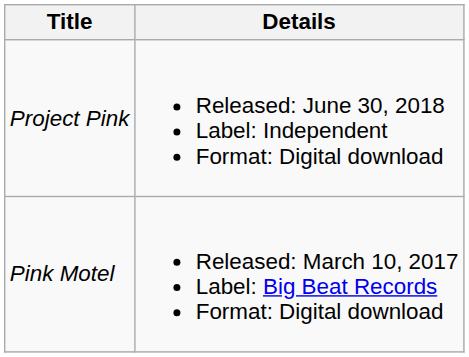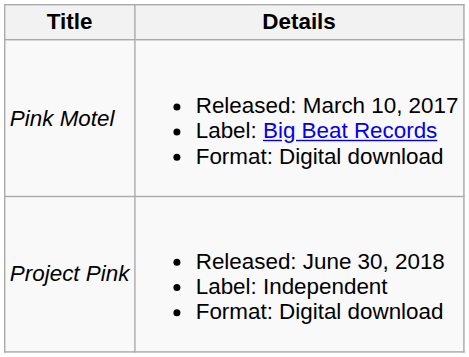rows swapped: (62, 273) <-> (70, 117)
